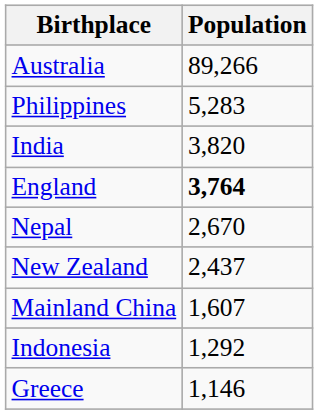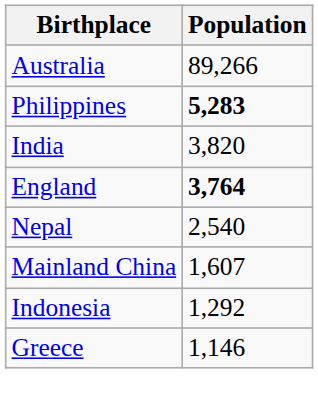(217, 105) normal -> (217, 105) bold
(217, 226) 2,670 -> (217, 226) 2,540
- row: (80, 267)
